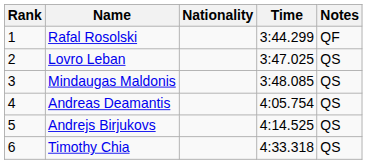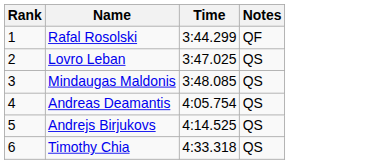- column: (218, 15)
